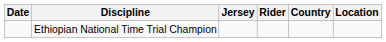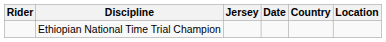columns swapped: (18, 12) <-> (273, 12)
